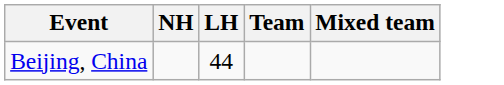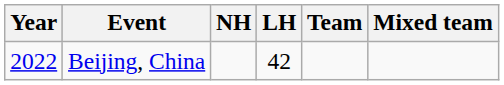+ column: (34, 23)
(221, 60) 44 -> (279, 60) 42
